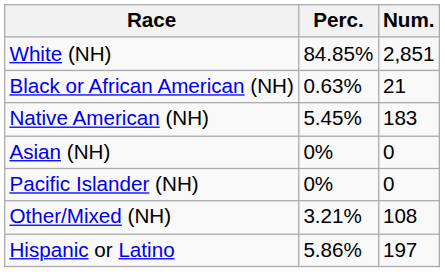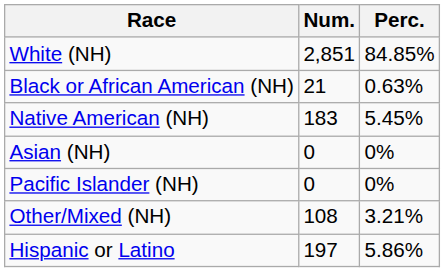columns swapped: (409, 20) <-> (338, 20)
